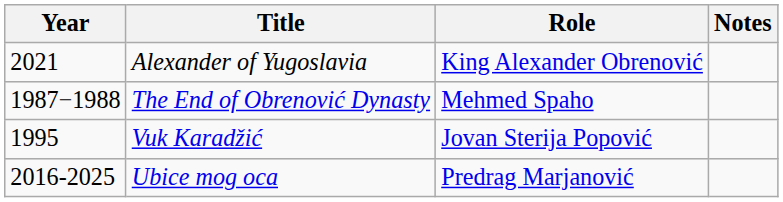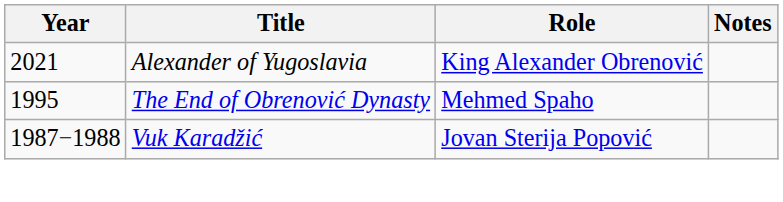(65, 100) 1987−1988 -> (34, 100) 1995
(34, 138) 1995 -> (65, 138) 1987−1988
- row: (205, 176)
